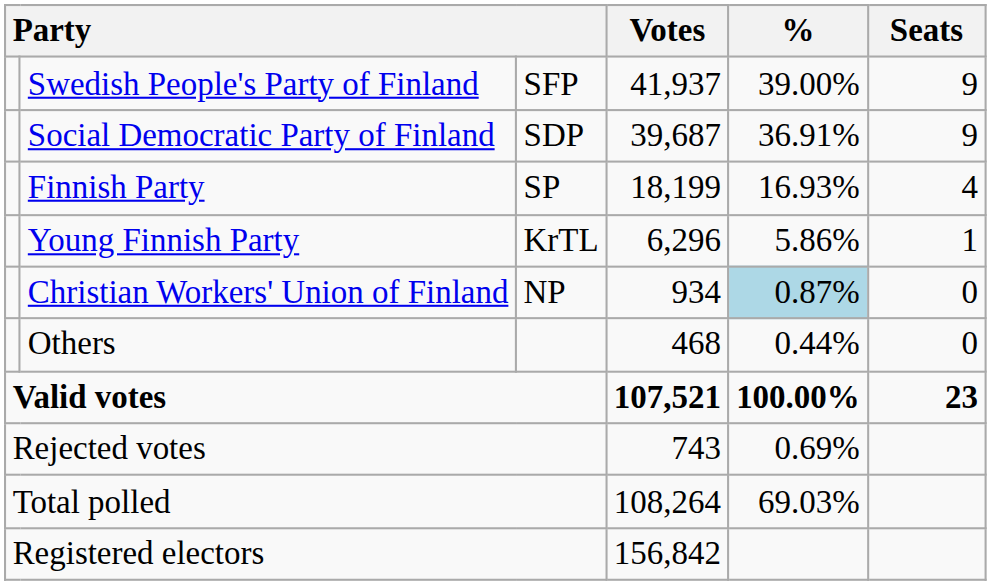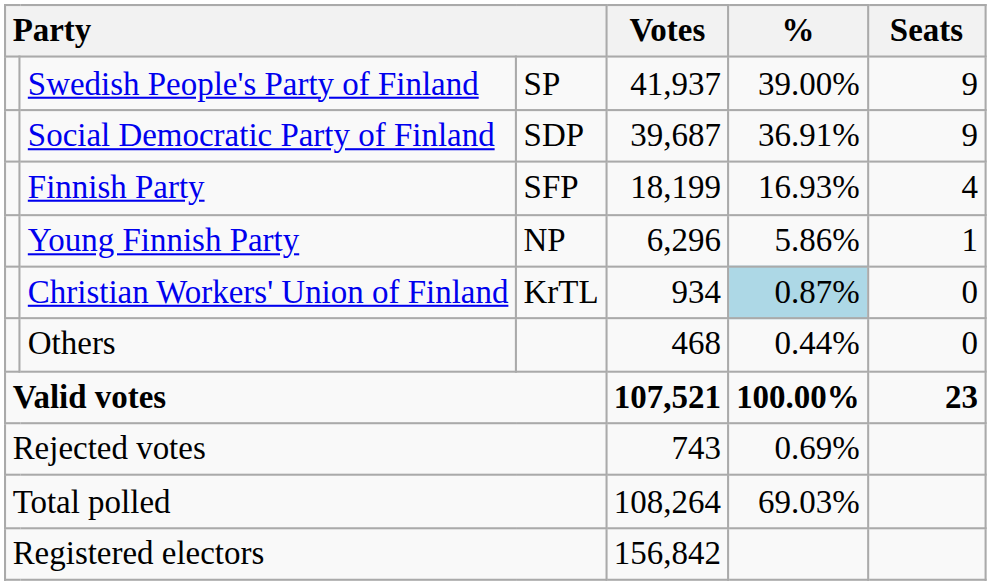(551, 82) SFP -> (542, 82) SP
(542, 187) SP -> (551, 187) SFP
(561, 239) KrTL -> (545, 239) NP
(545, 291) NP -> (561, 291) KrTL
